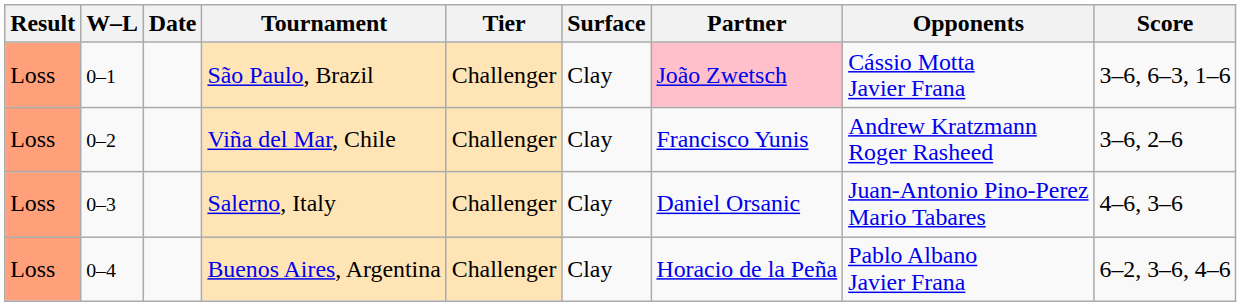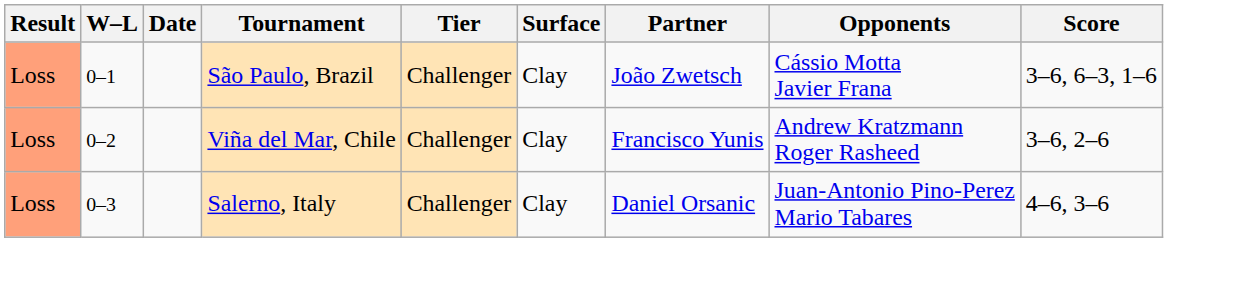(722, 74) pink background -> (677, 74) no background
- row: (324, 268)
